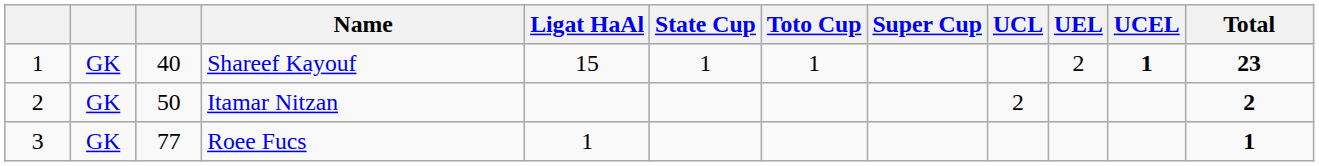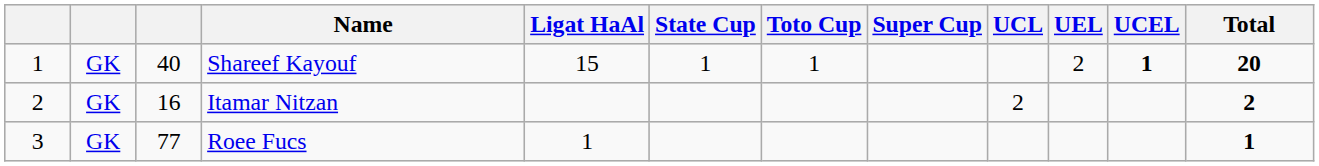(1249, 63) 23 -> (1249, 63) 20
(169, 102) 50 -> (169, 102) 16
